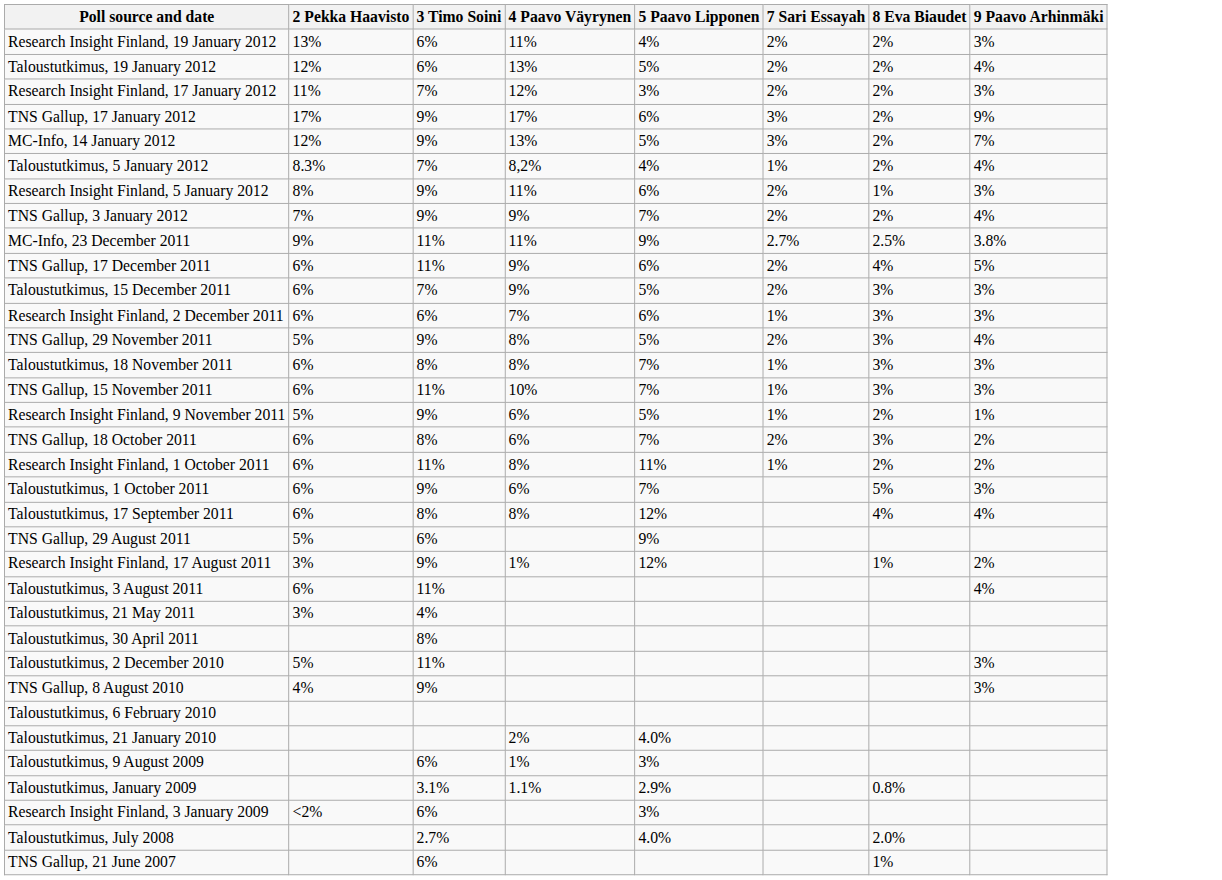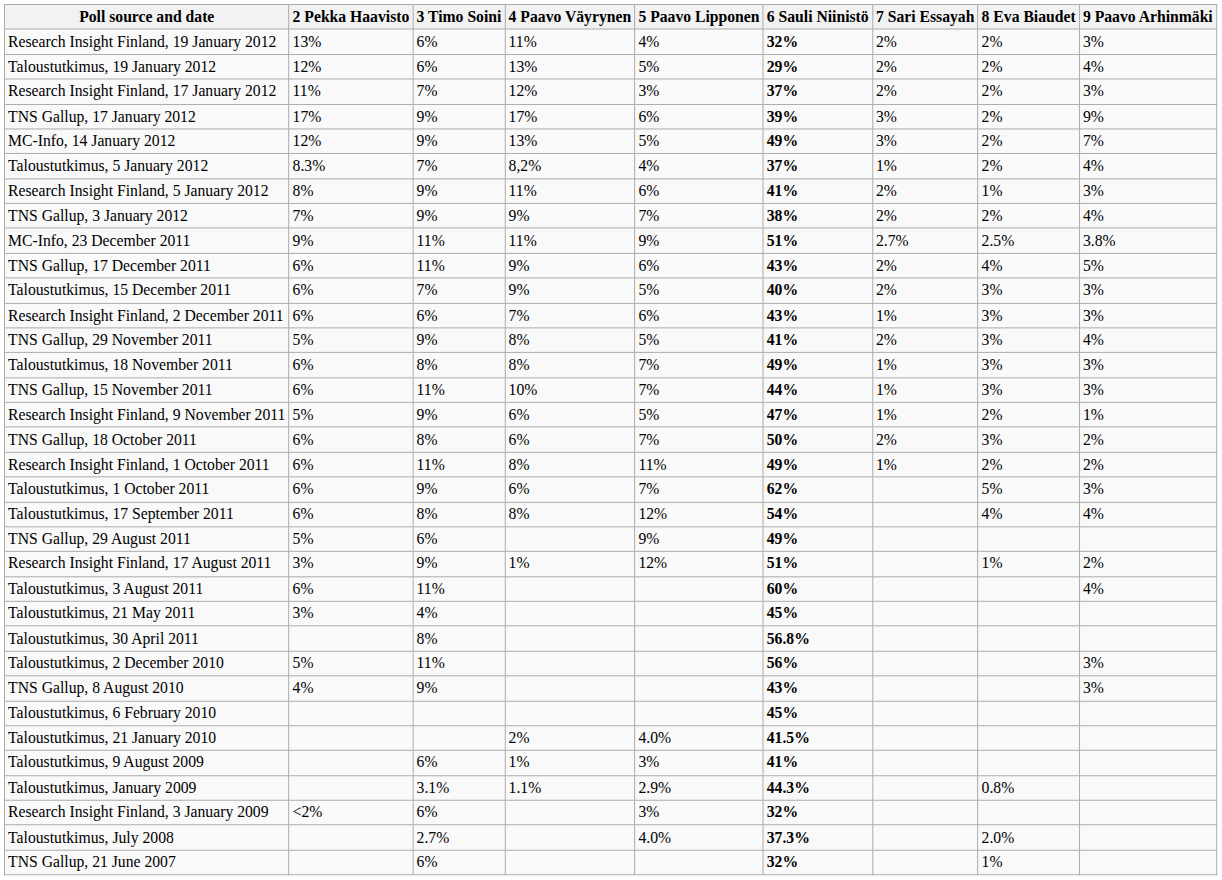+ column: (818, 16)
